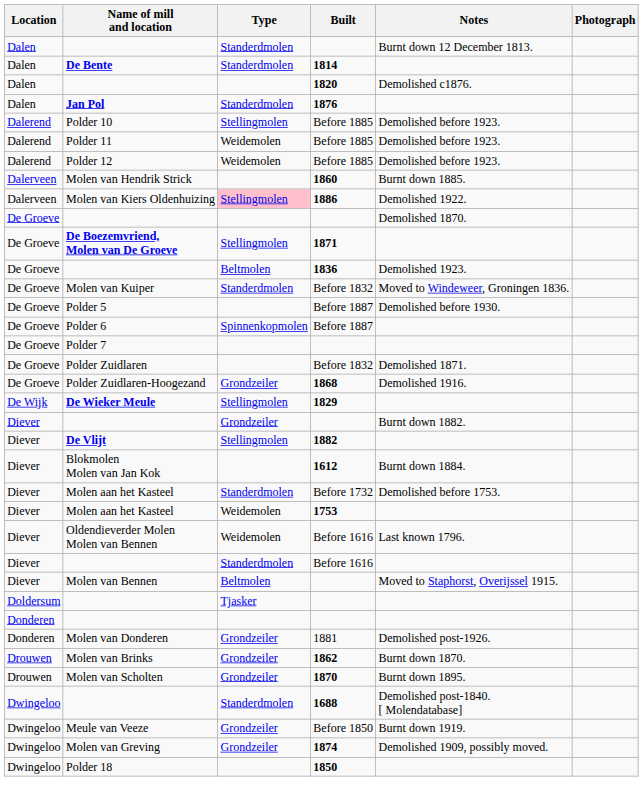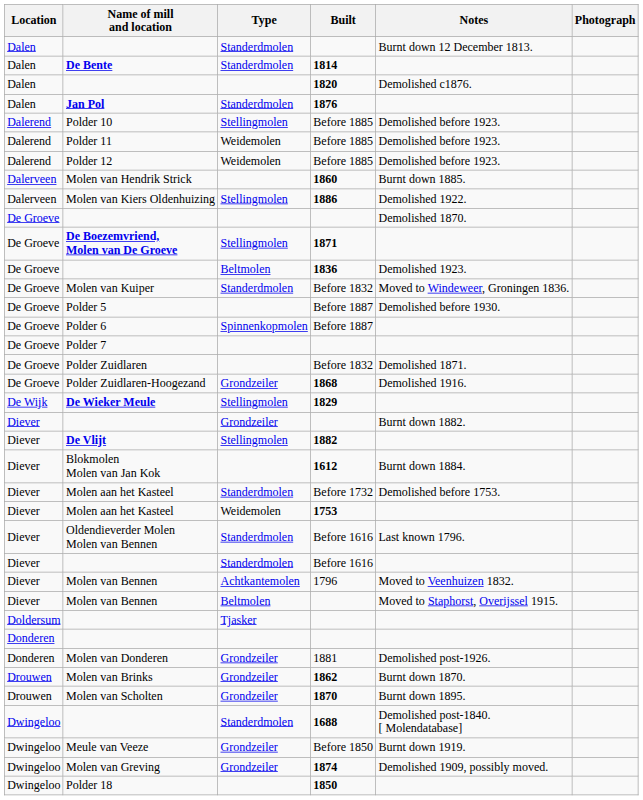(254, 198) pink background -> (254, 198) no background
(251, 537) Weidemolen -> (257, 537) Standerdmolen
+ row: (112, 581)
